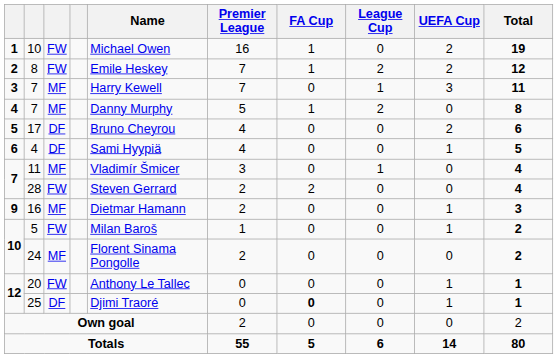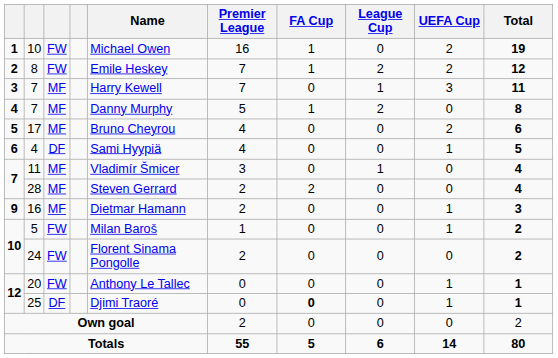(57, 128) DF -> (57, 128) MF
(57, 189) FW -> (57, 189) MF
(57, 256) MF -> (57, 256) FW
